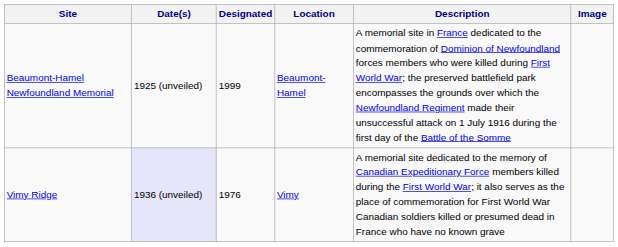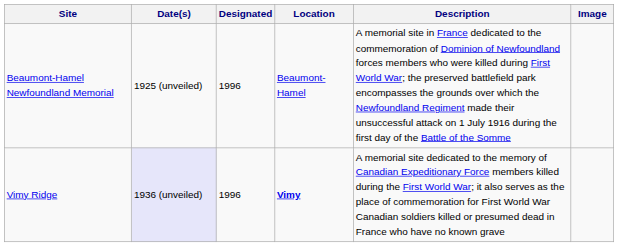(230, 86) 1999 -> (230, 86) 1996
(230, 195) 1976 -> (230, 195) 1996
(288, 195) normal -> (289, 195) bold
